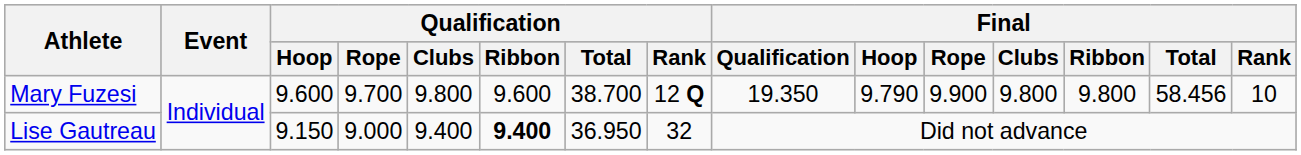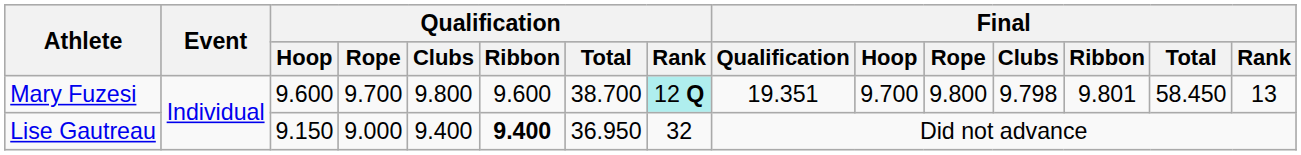(679, 95) no background -> (679, 95) paleturquoise background
(783, 95) 19.350 -> (783, 95) 19.351
(889, 95) 9.790 -> (889, 95) 9.700
(958, 95) 9.900 -> (958, 95) 9.800
(1028, 95) 9.800 -> (1028, 95) 9.798
(1107, 95) 9.800 -> (1107, 95) 9.801
(1191, 95) 58.456 -> (1191, 95) 58.450
(1264, 95) 10 -> (1264, 95) 13
